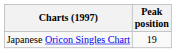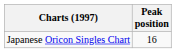(152, 39) 19 -> (152, 39) 16
